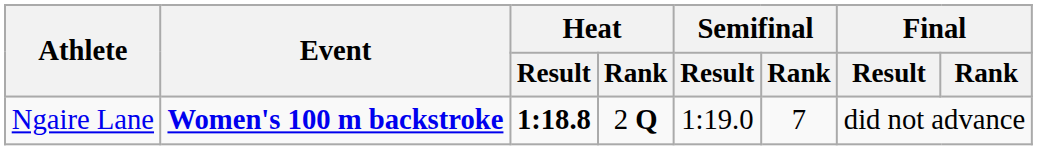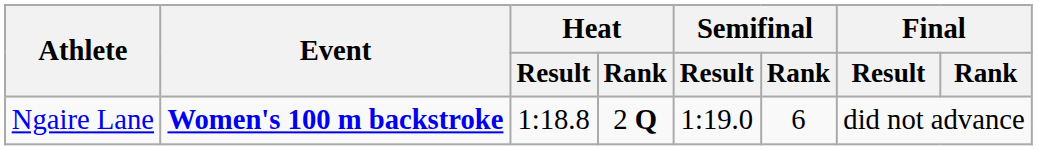(554, 120) bold -> (554, 120) normal
(799, 120) 7 -> (798, 120) 6
